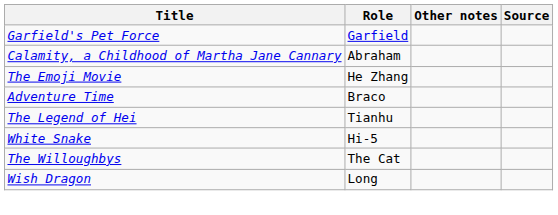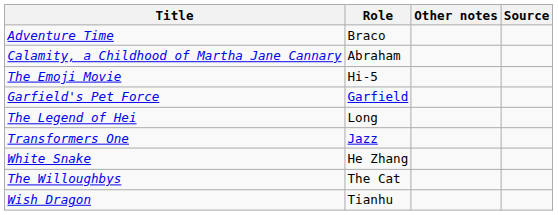rows swapped: (61, 97) <-> (83, 35)
(378, 76) He Zhang -> (363, 76) Hi-5
(370, 118) Tianhu -> (363, 118) Long
+ row: (68, 138)
(363, 138) Hi-5 -> (378, 159) He Zhang
(363, 179) Long -> (370, 200) Tianhu
